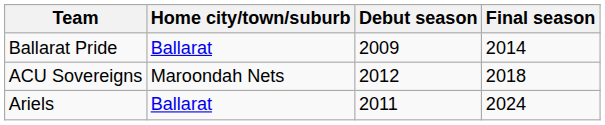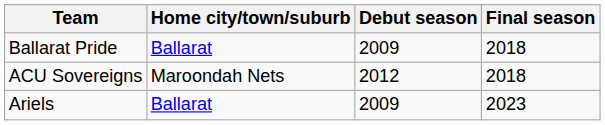(506, 47) 2014 -> (506, 47) 2018
(378, 104) 2011 -> (379, 104) 2009
(506, 104) 2024 -> (506, 104) 2023
